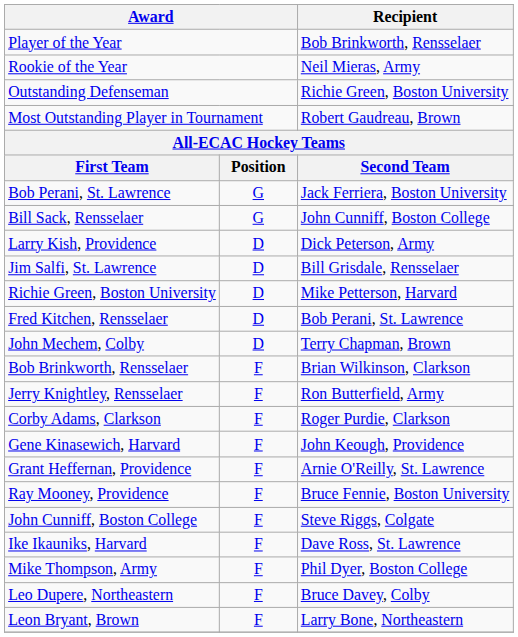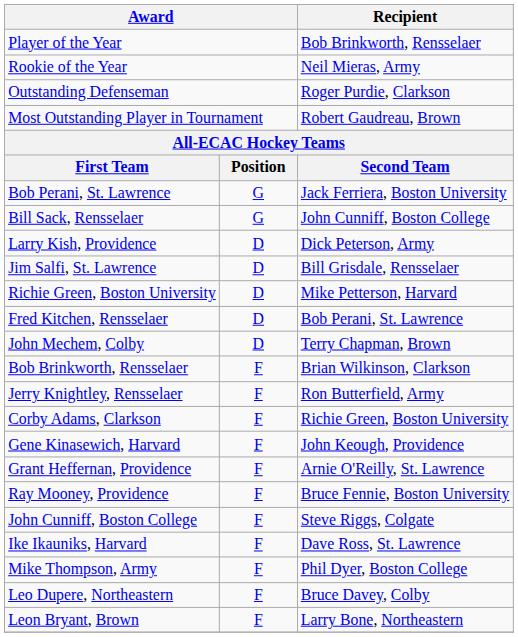(405, 92) Richie Green, Boston University -> (375, 92) Roger Purdie, Clarkson
(375, 419) Roger Purdie, Clarkson -> (405, 419) Richie Green, Boston University
